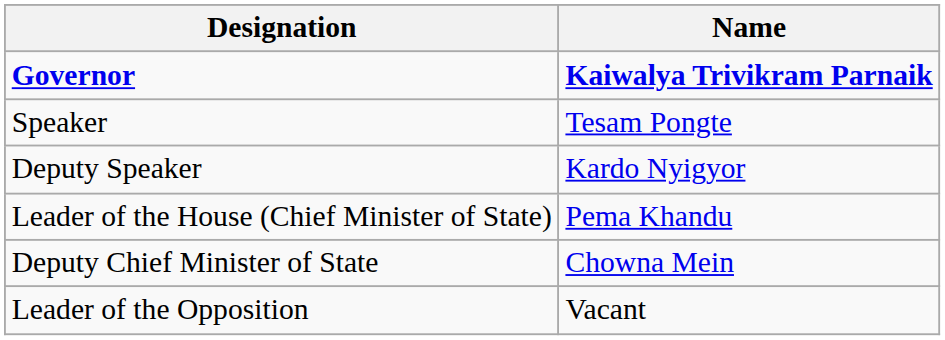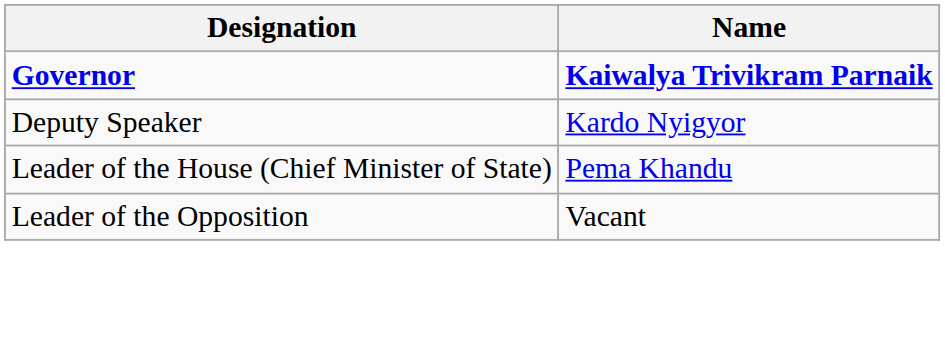- row: (59, 121)
- row: (195, 262)
